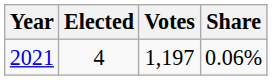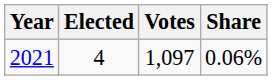(170, 57) 1,197 -> (170, 57) 1,097
